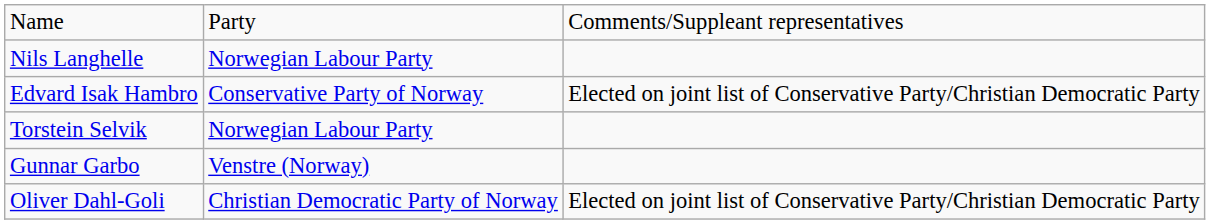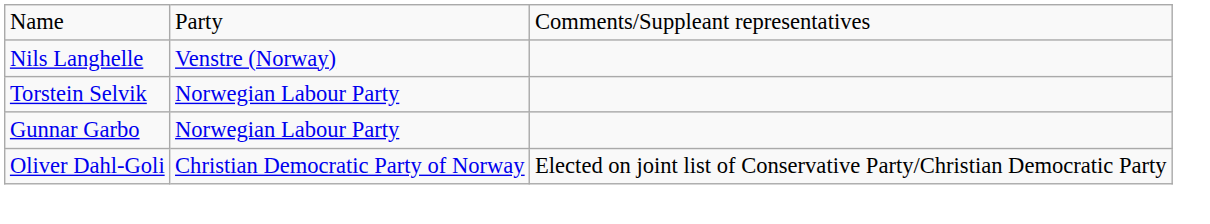(320, 58) Norwegian Labour Party -> (256, 58) Venstre (Norway)
- row: (104, 93)
(289, 165) Venstre (Norway) -> (287, 129) Norwegian Labour Party
